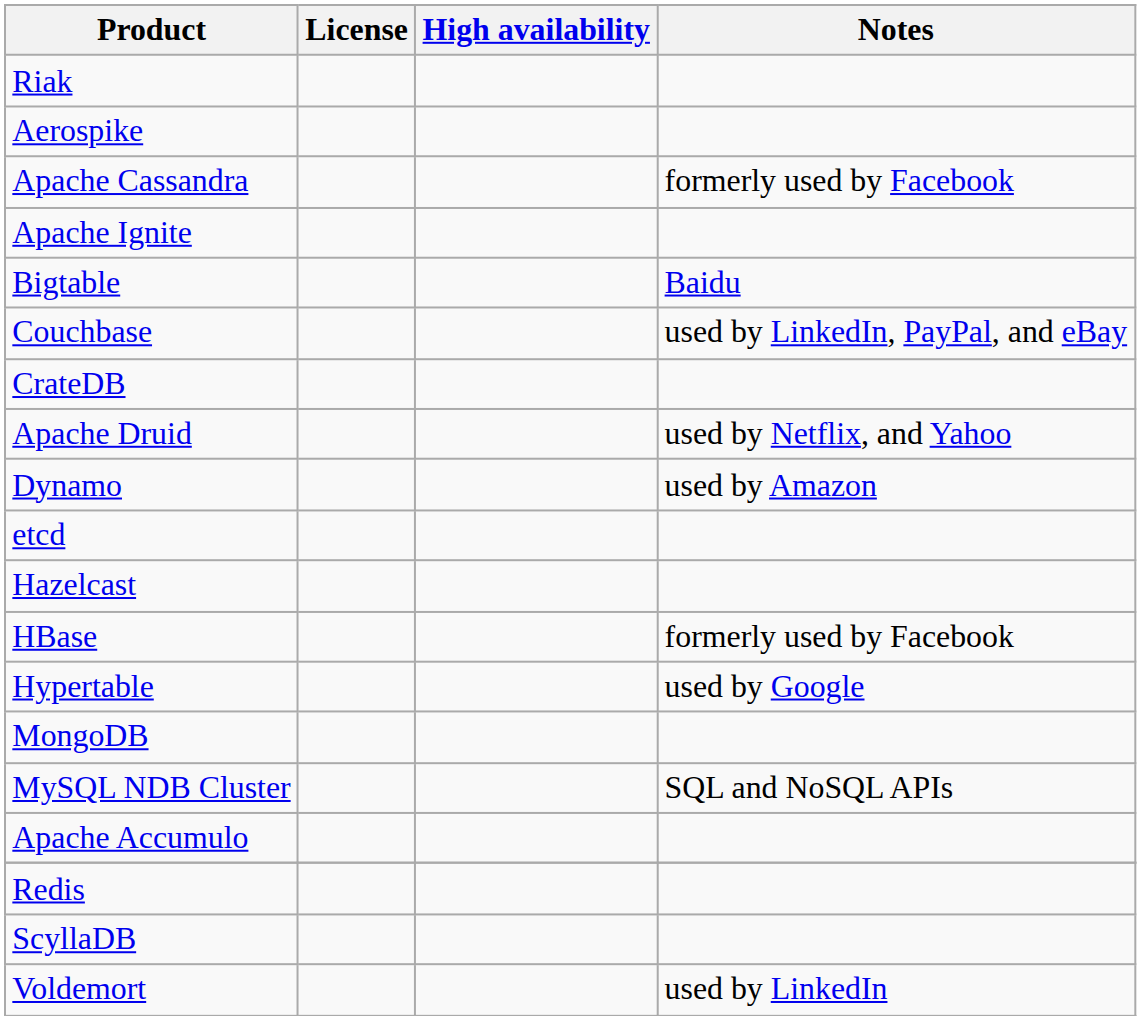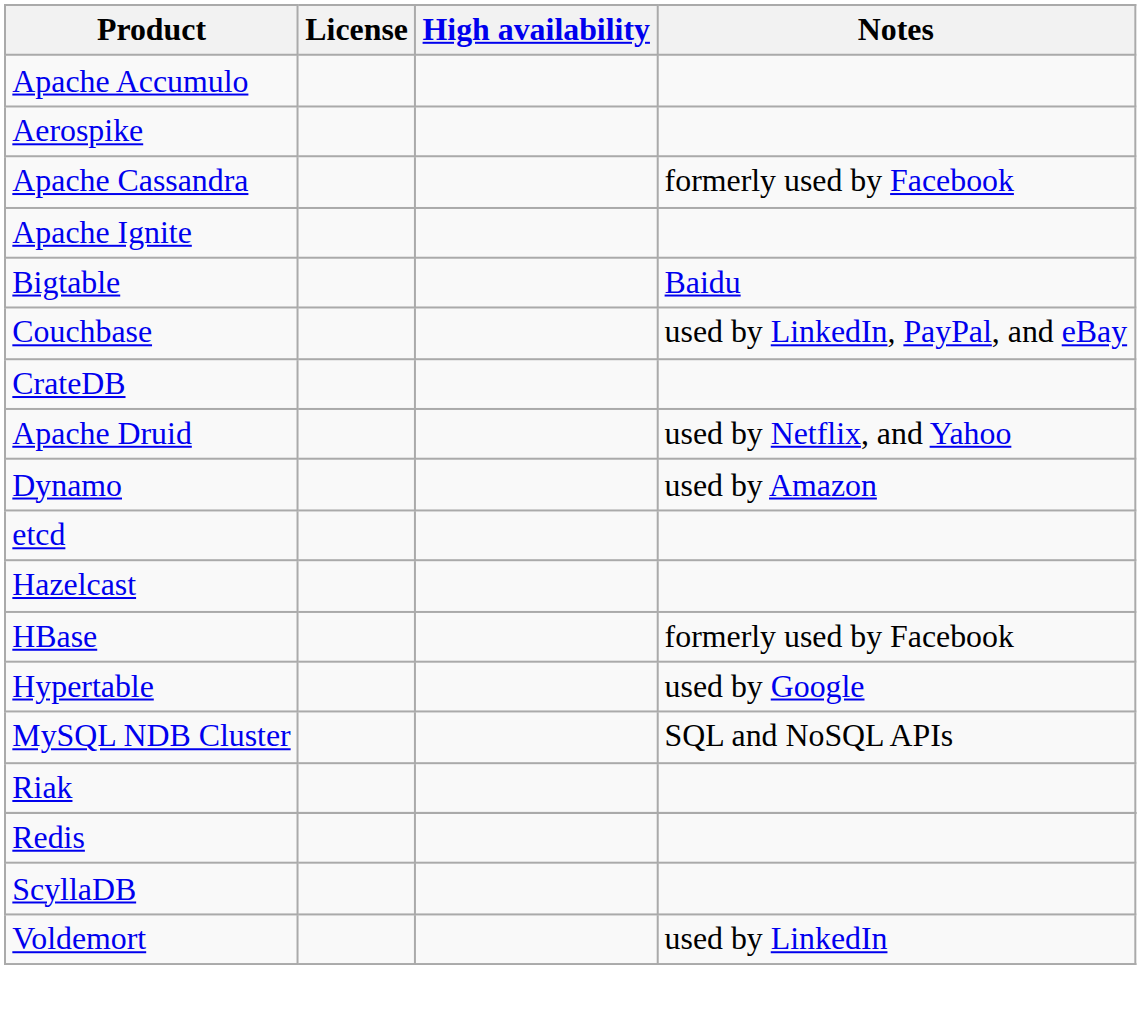rows swapped: (130, 837) <-> (42, 80)
- row: (80, 736)
